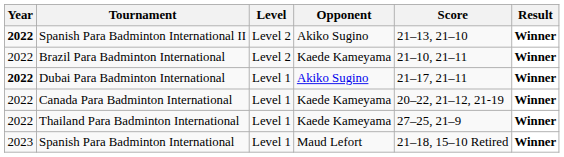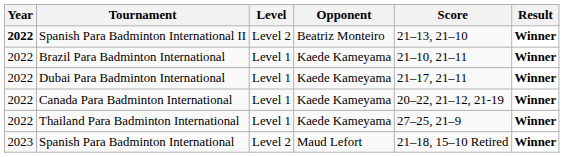(333, 36) Akiko Sugino -> (341, 36) Beatriz Monteiro
(271, 57) Level 2 -> (271, 57) Level 1
(20, 78) bold -> (20, 78) normal
(333, 78) Akiko Sugino -> (344, 78) Kaede Kameyama
(271, 142) Level 1 -> (271, 142) Level 2
